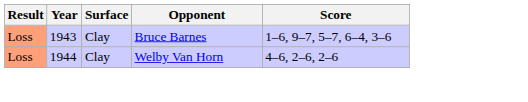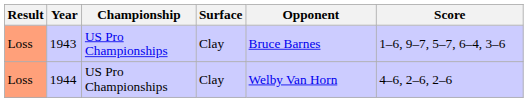+ column: (139, 15)
